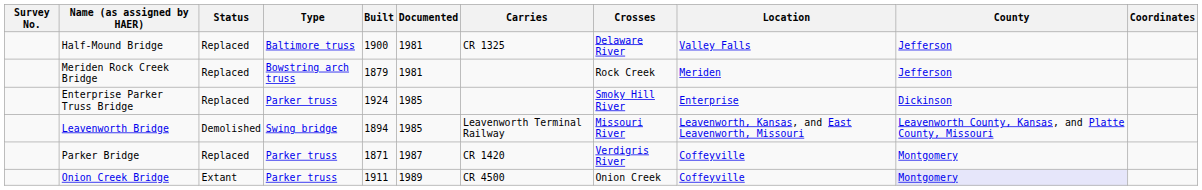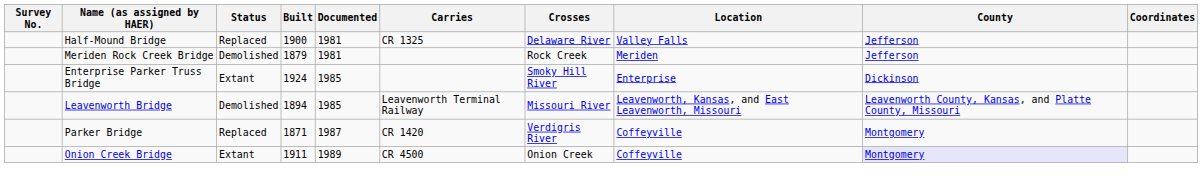- column: (313, 18)
(225, 73) Replaced -> (249, 56) Demolished
(225, 101) Replaced -> (237, 78) Extant
